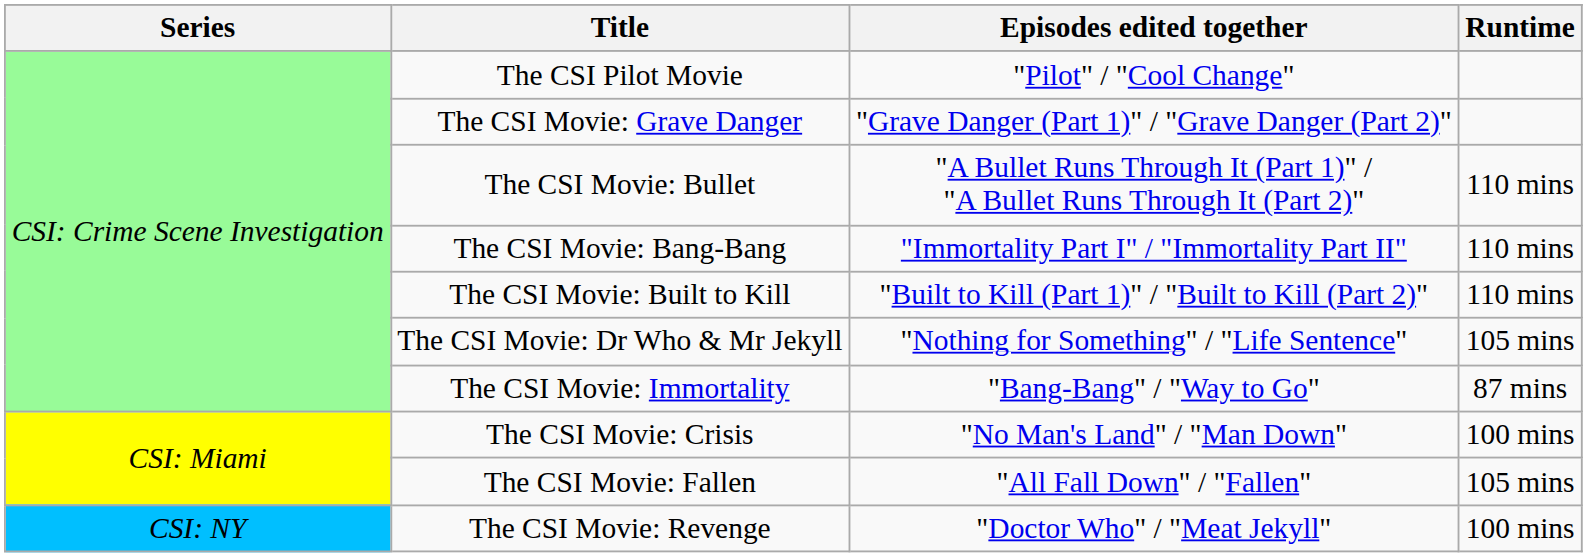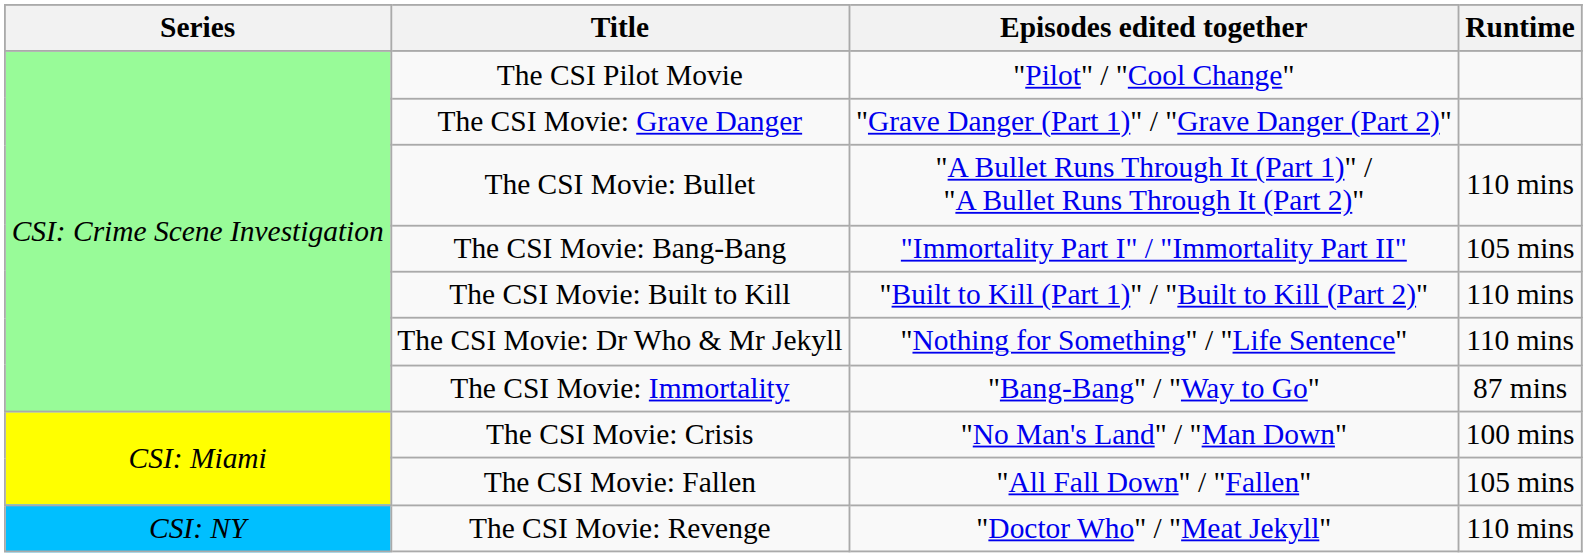(1520, 247) 110 mins -> (1520, 247) 105 mins
(1520, 341) 105 mins -> (1520, 341) 110 mins
(1520, 527) 100 mins -> (1520, 527) 110 mins
